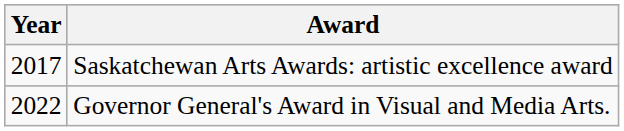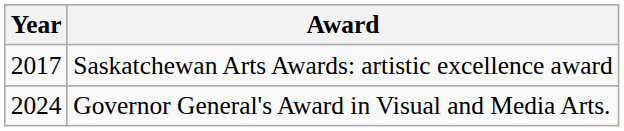(36, 105) 2022 -> (36, 105) 2024
